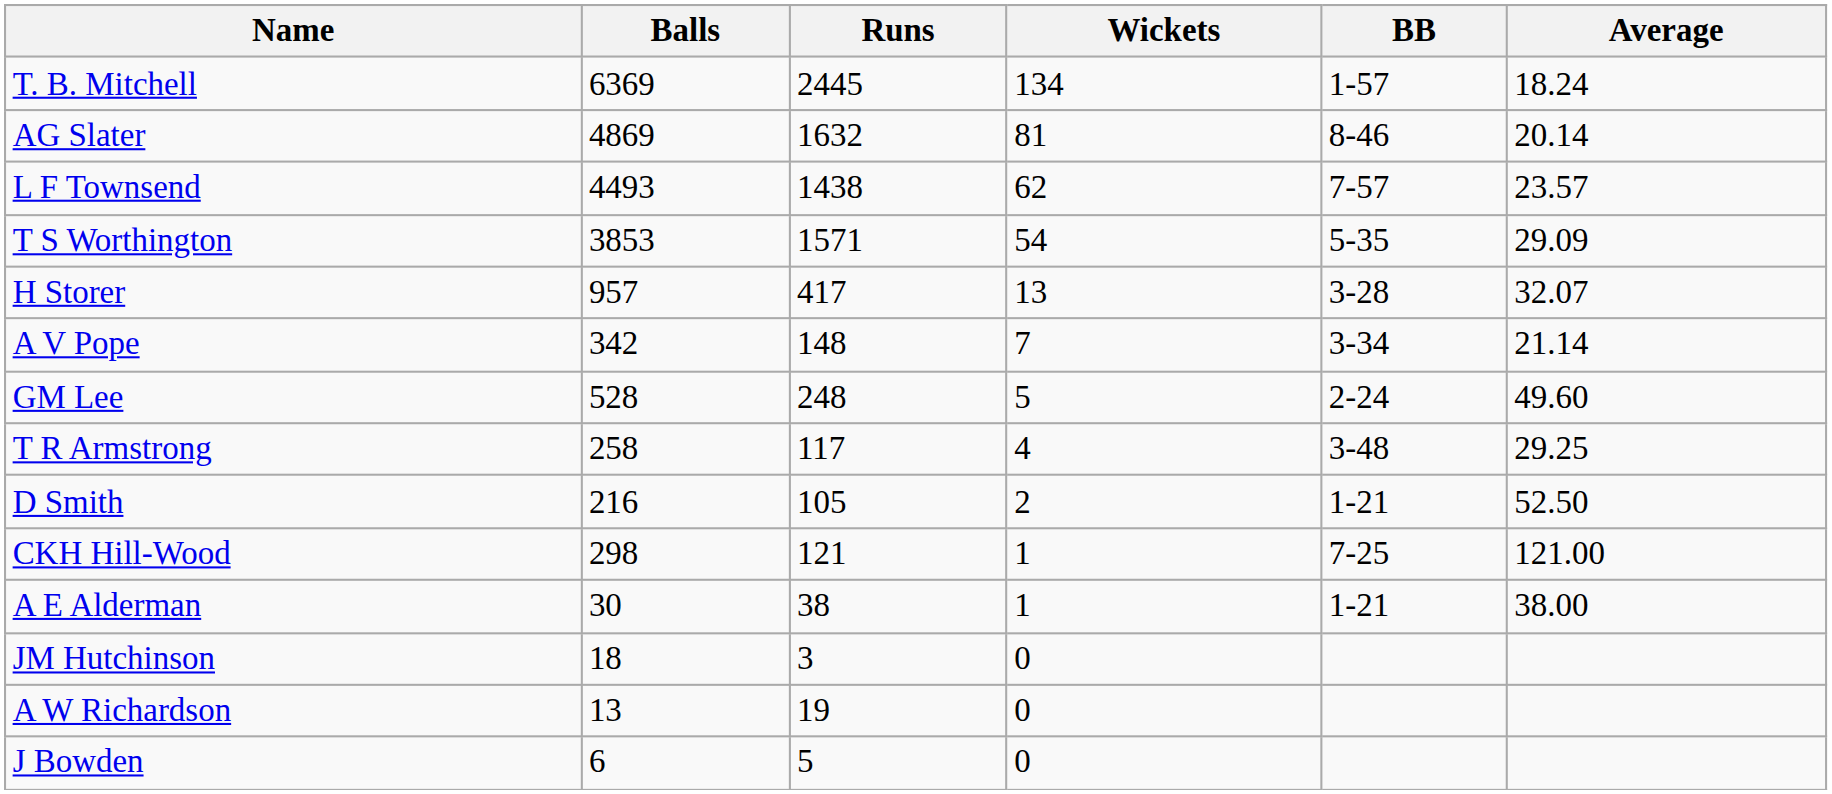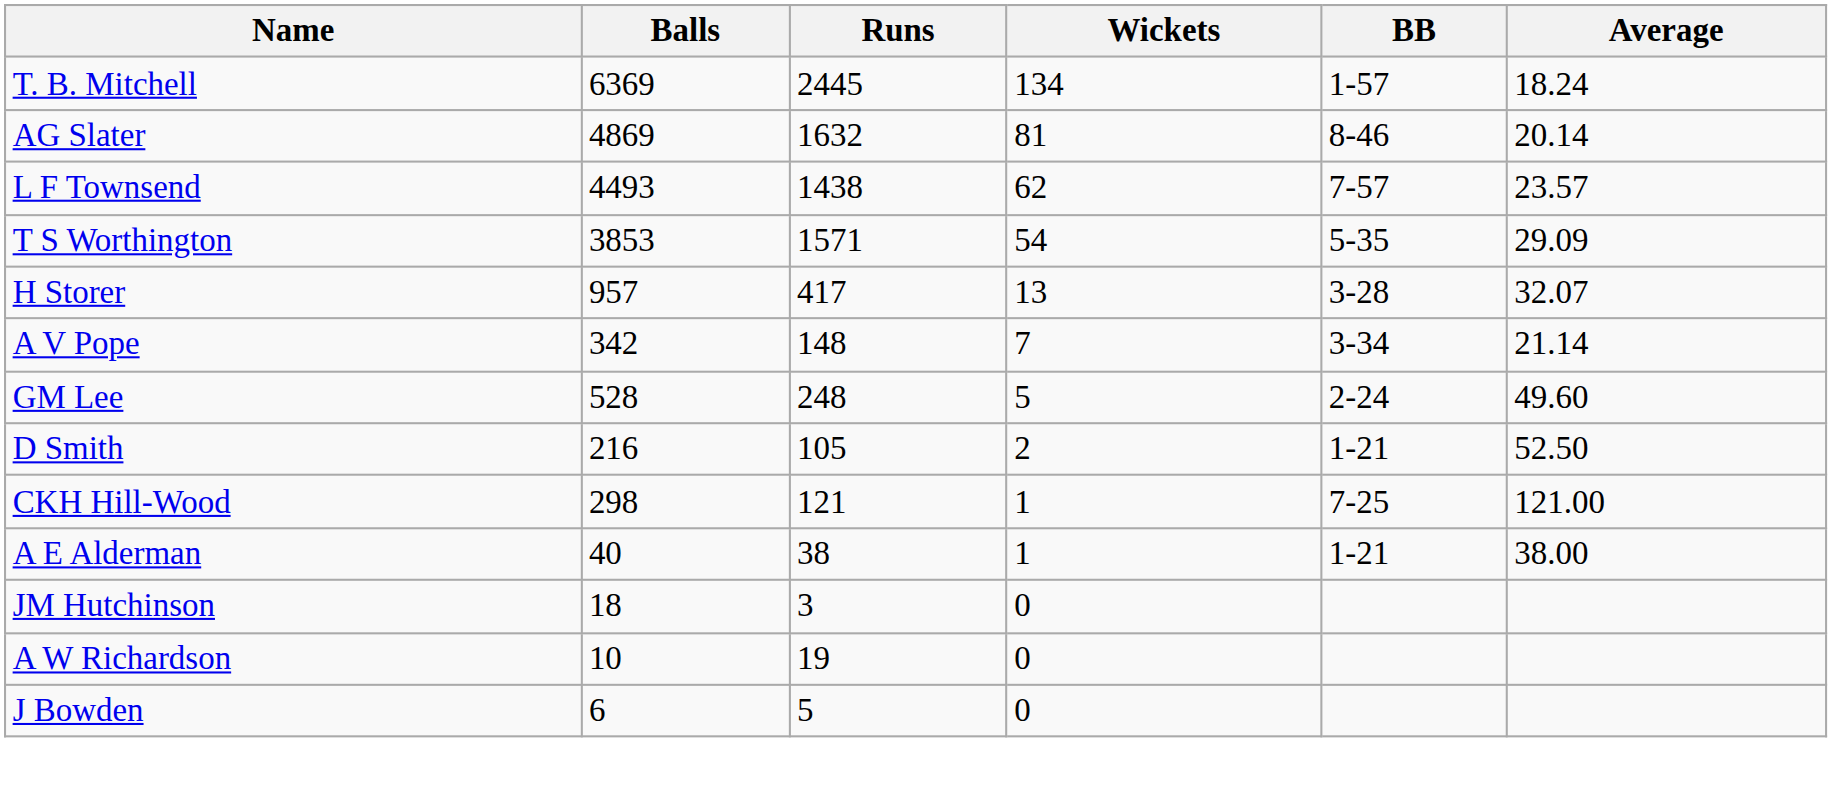- row: (112, 448)
(605, 605) 30 -> (605, 553) 40
(605, 710) 13 -> (605, 657) 10
